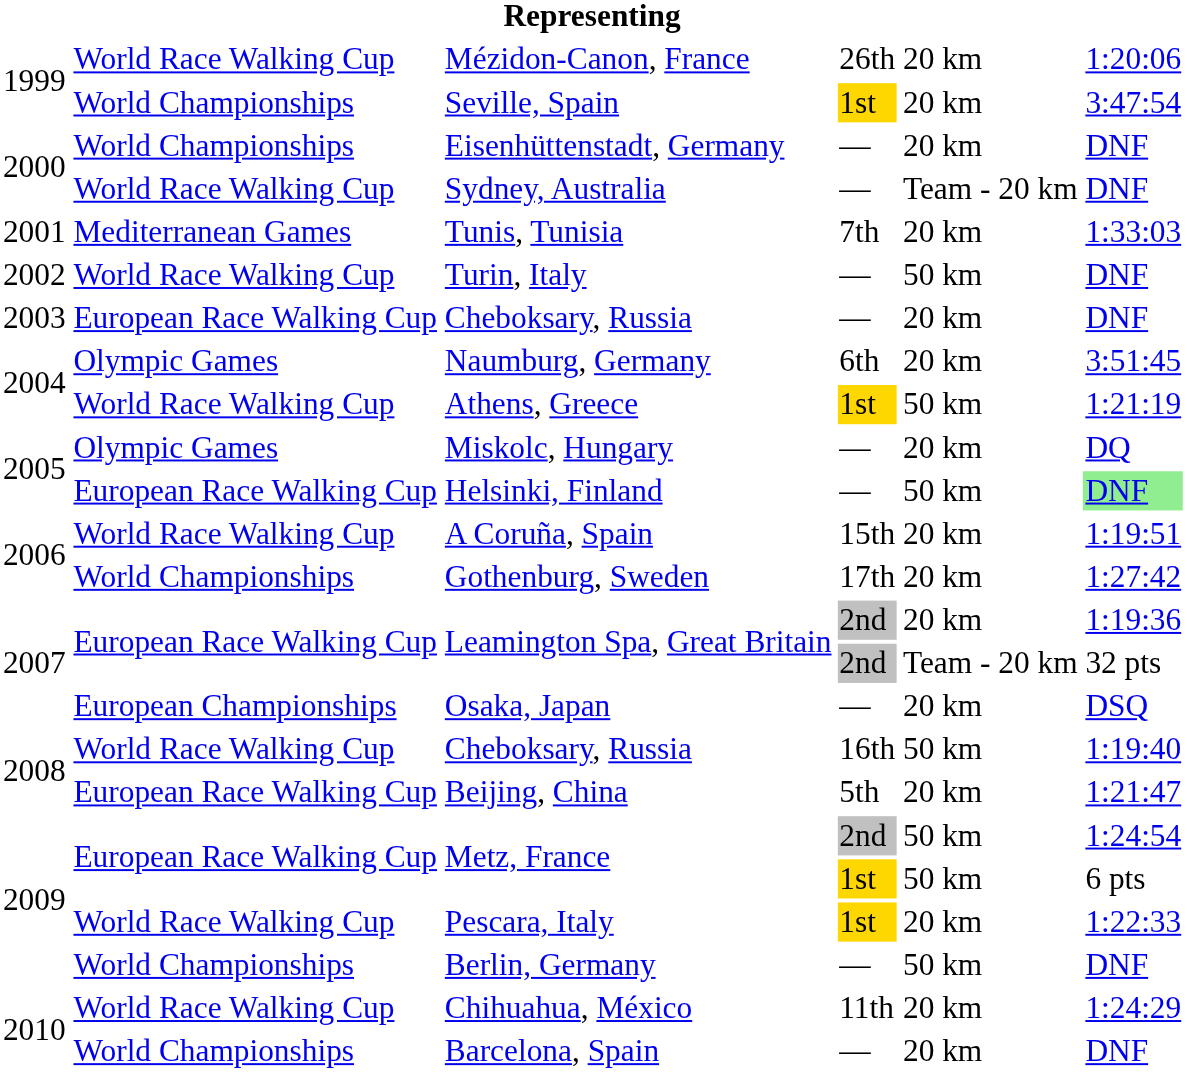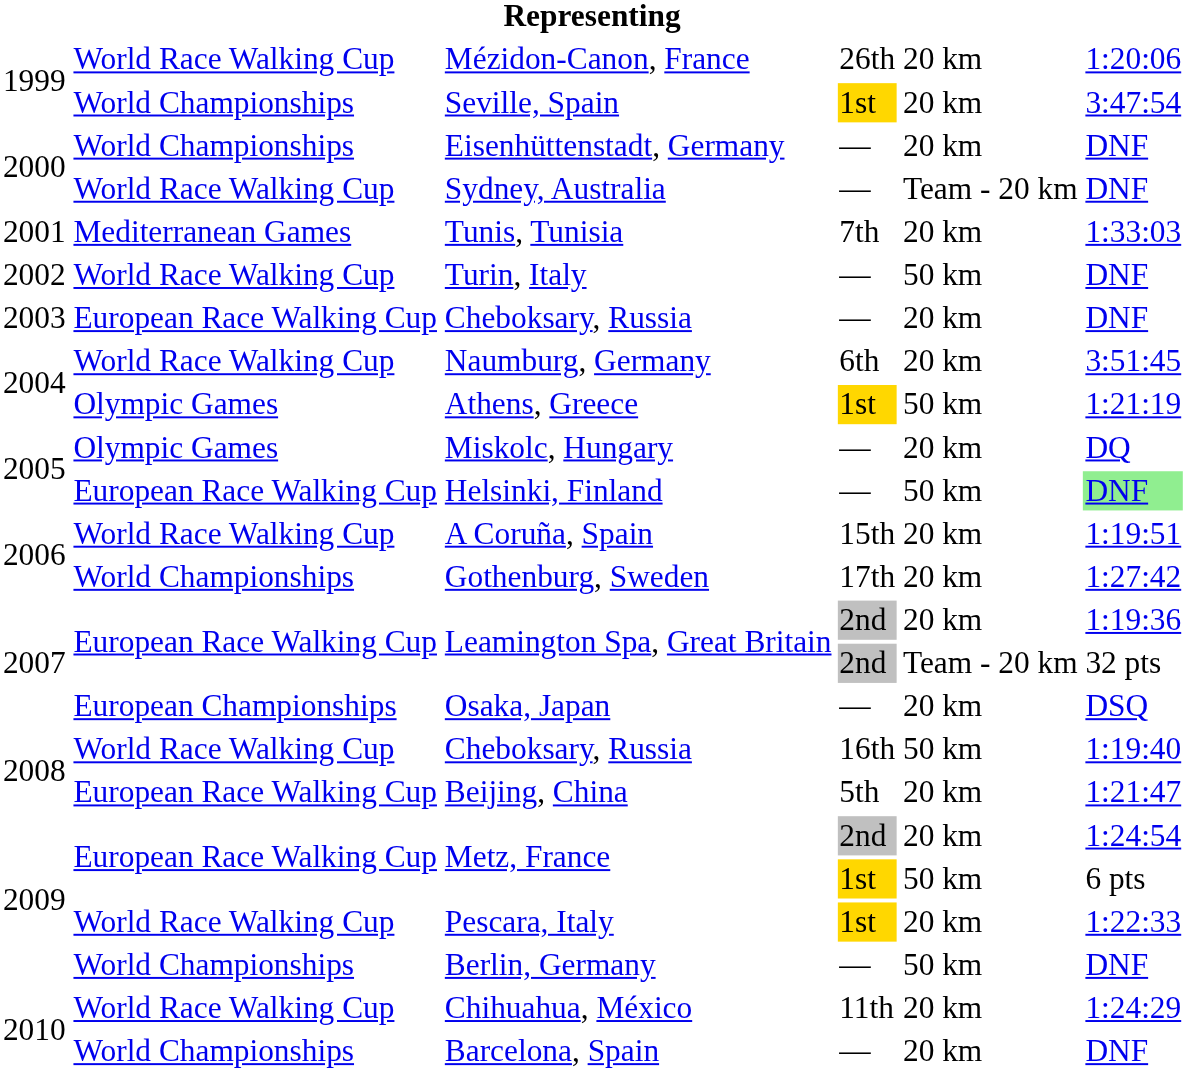(176, 360) Olympic Games -> (234, 360) World Race Walking Cup
(234, 404) World Race Walking Cup -> (176, 404) Olympic Games
(943, 835) 50 km -> (943, 835) 20 km
